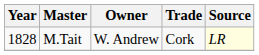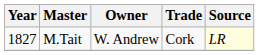(22, 38) 1828 -> (22, 38) 1827
